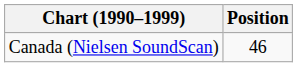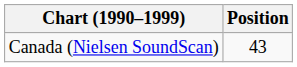(258, 47) 46 -> (258, 47) 43
